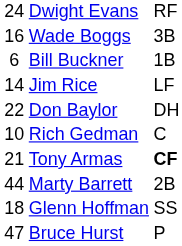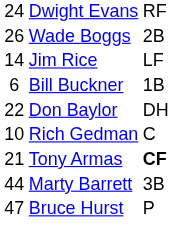(14, 36) 16 -> (14, 36) 26
(164, 36) 3B -> (154, 36) 2B
rows swapped: (76, 60) <-> (63, 85)
(164, 183) 2B -> (154, 183) 3B
- row: (89, 208)
